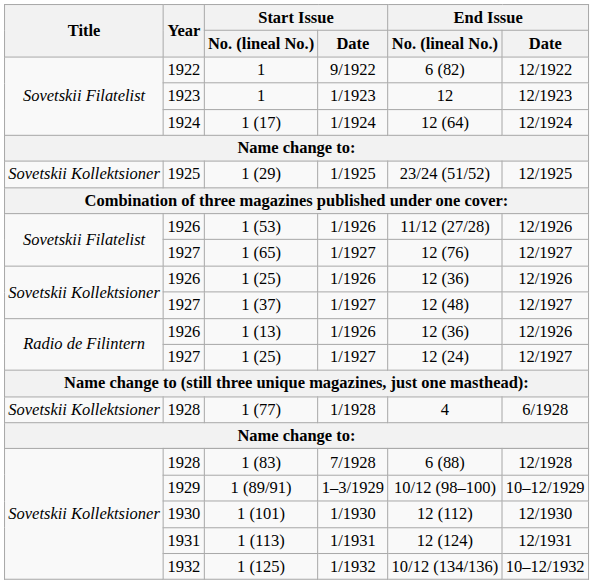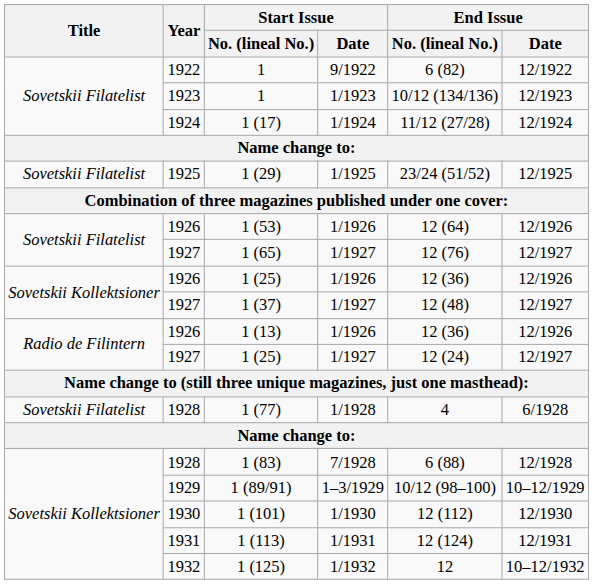(445, 95) 12 -> (445, 95) 10/12 (134/136)
(445, 122) 12 (64) -> (445, 122) 11/12 (27/28)
(84, 174) Sovetskii Kollektsioner -> (84, 174) Sovetskii Filatelist
(445, 226) 11/12 (27/28) -> (445, 226) 12 (64)
(84, 409) Sovetskii Kollektsioner -> (84, 409) Sovetskii Filatelist
(445, 566) 10/12 (134/136) -> (445, 566) 12
